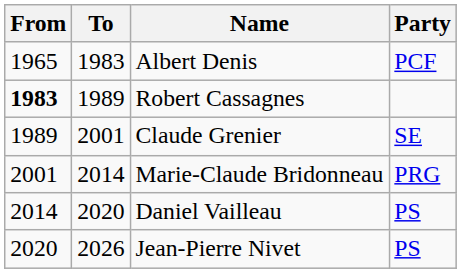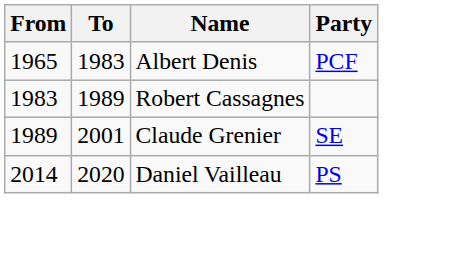(34, 98) bold -> (34, 98) normal
- row: (259, 173)
- row: (218, 248)
